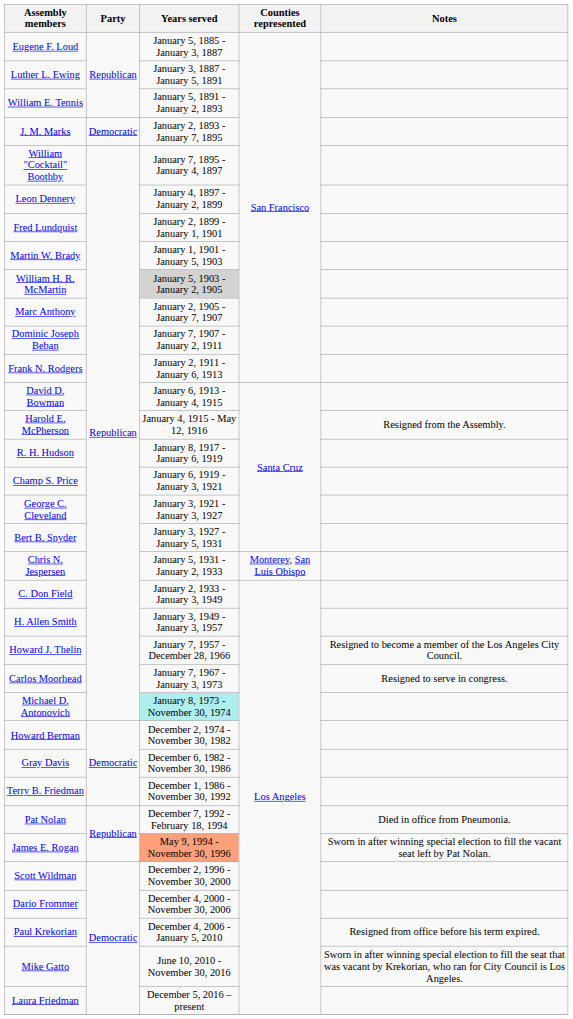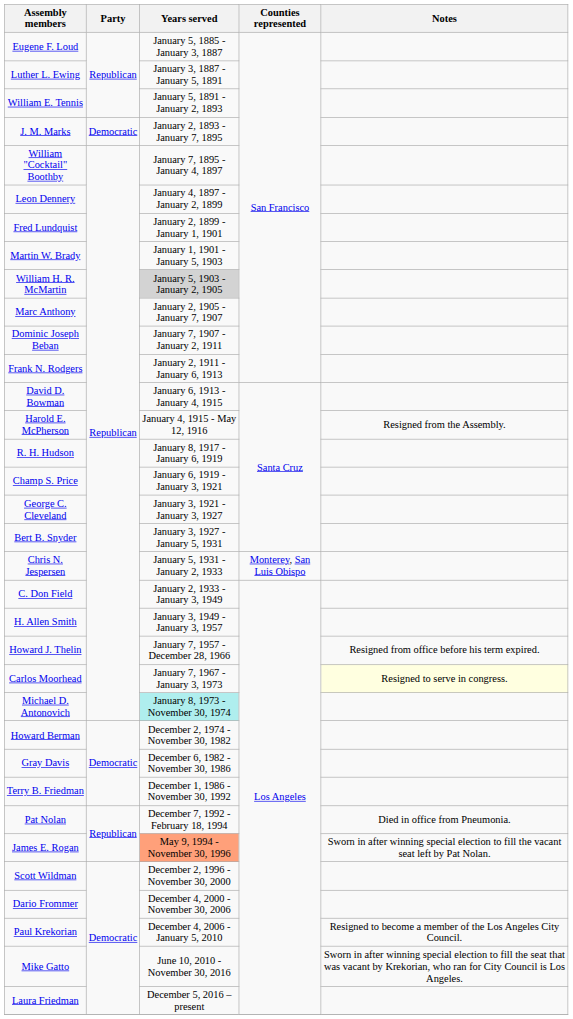(444, 650) Resigned to become a member of the Los Angeles City Council. -> (444, 650) Resigned from office before his term expired.
(444, 678) no background -> (444, 678) lightyellow background
(444, 932) Resigned from office before his term expired. -> (444, 932) Resigned to become a member of the Los Angeles City Council.
